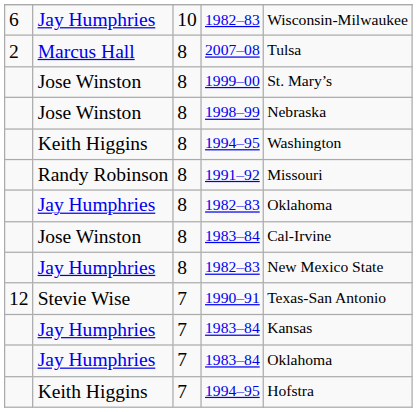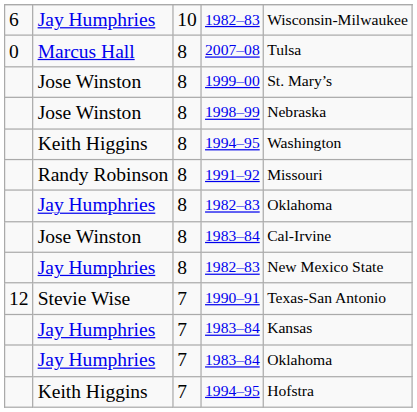(14, 50) 2 -> (14, 50) 0
